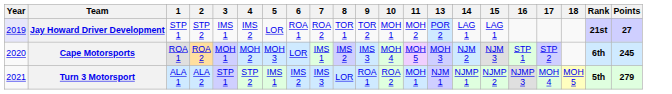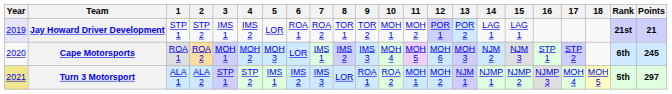+ column: (440, 12)
(627, 30) 27 -> (651, 30) 21
(16, 78) no background -> (16, 78) khaki background
(627, 78) 279 -> (651, 78) 297
